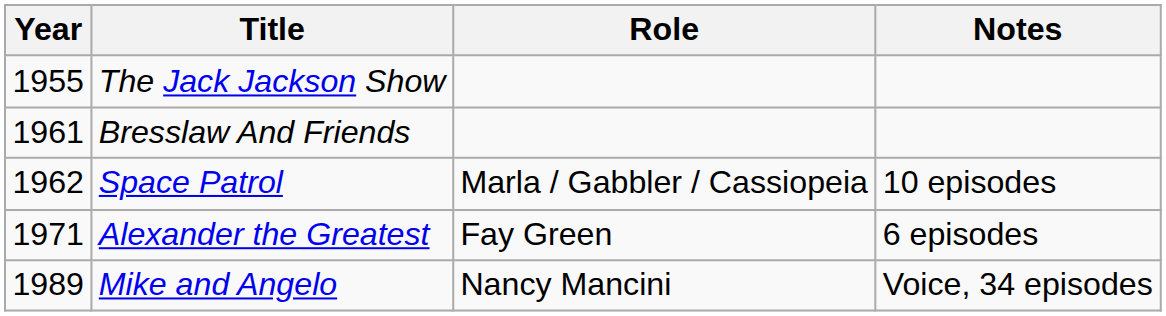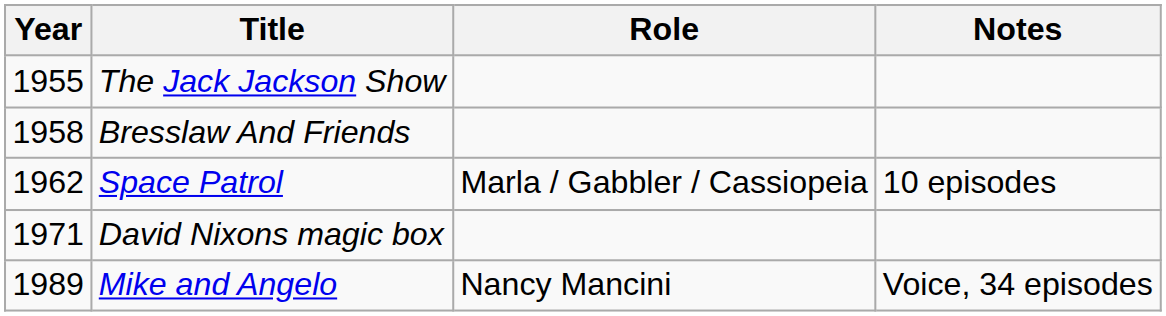(48, 132) 1961 -> (48, 132) 1958
- row: (264, 234)
+ row: (271, 234)
